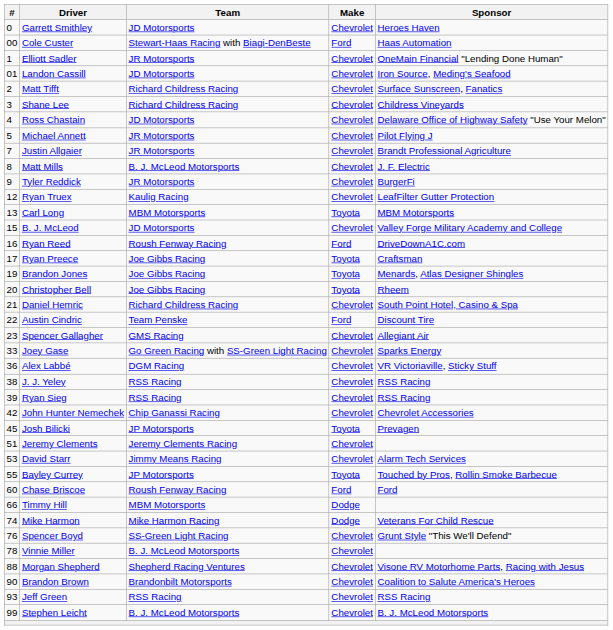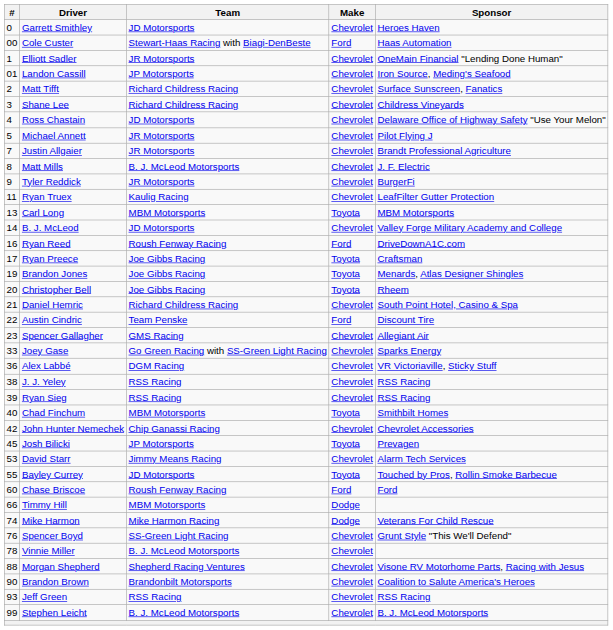(162, 74) JD Motorsports -> (161, 74) JP Motorsports
(12, 197) 12 -> (12, 197) 11
(12, 228) 15 -> (12, 228) 14
+ row: (54, 413)
- row: (60, 443)
(161, 474) JP Motorsports -> (162, 474) JD Motorsports
